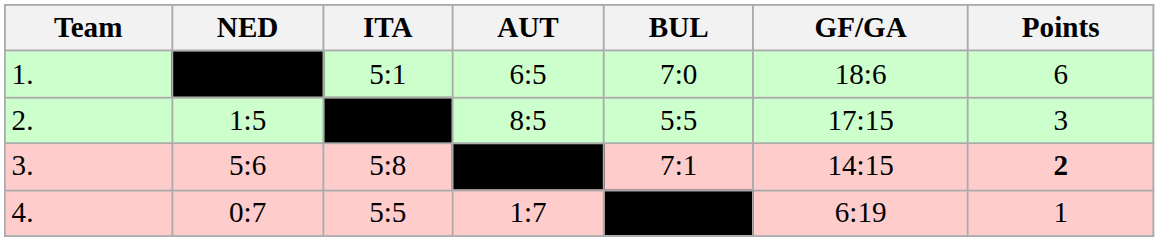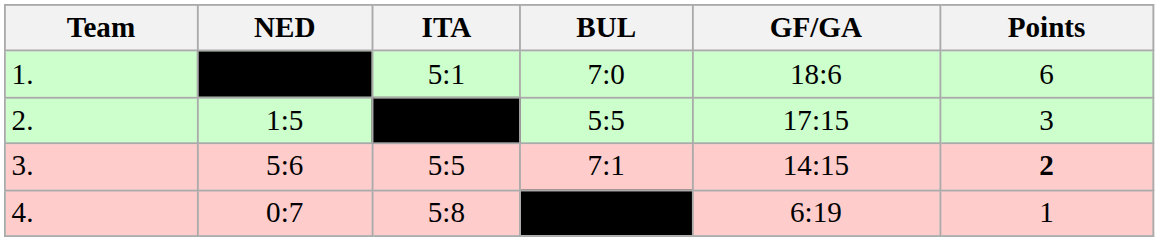- column: (528, 27)
(388, 166) 5:8 -> (446, 166) 5:5
(388, 212) 5:5 -> (446, 212) 5:8
